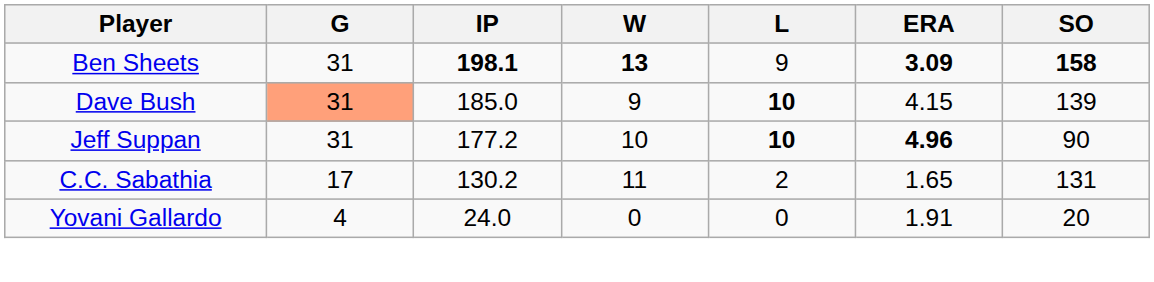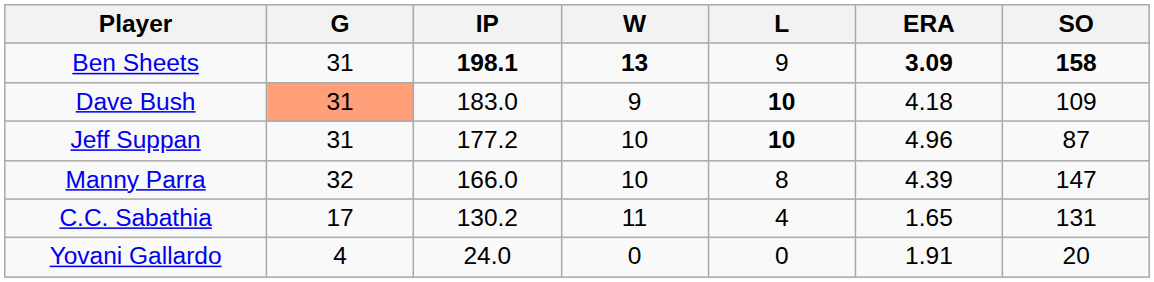(487, 101) 185.0 -> (487, 101) 183.0
(929, 101) 4.15 -> (929, 101) 4.18
(1076, 101) 139 -> (1076, 101) 109
(929, 140) bold -> (929, 140) normal
(1076, 140) 90 -> (1076, 140) 87
+ row: (136, 179)
(782, 179) 2 -> (782, 218) 4
